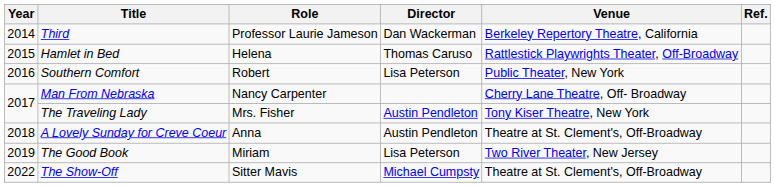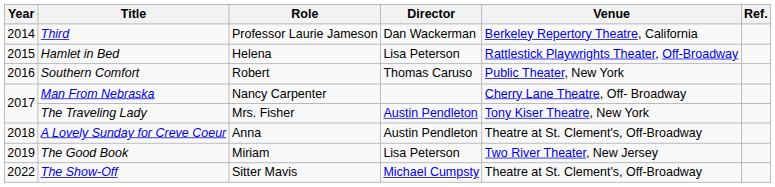(428, 53) Thomas Caruso -> (422, 53) Lisa Peterson
(422, 73) Lisa Peterson -> (428, 73) Thomas Caruso
